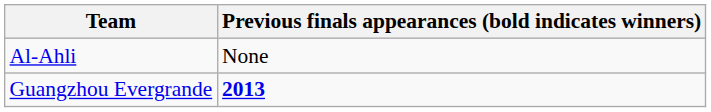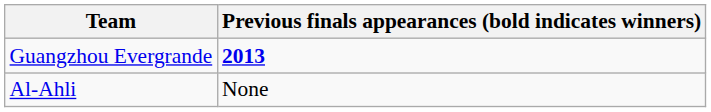rows swapped: (43, 55) <-> (111, 89)
